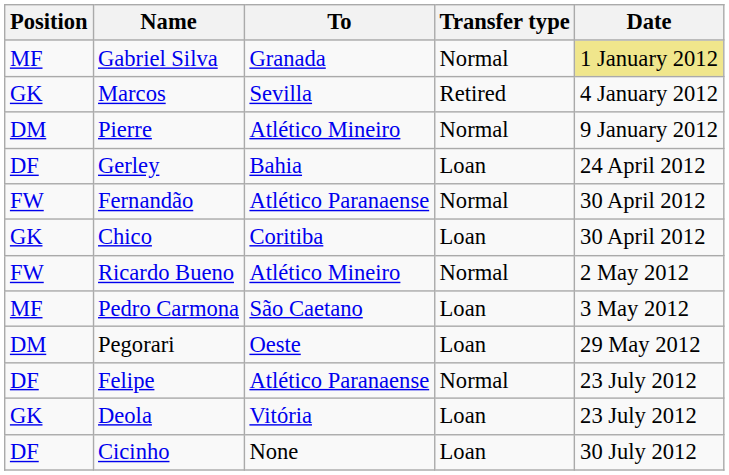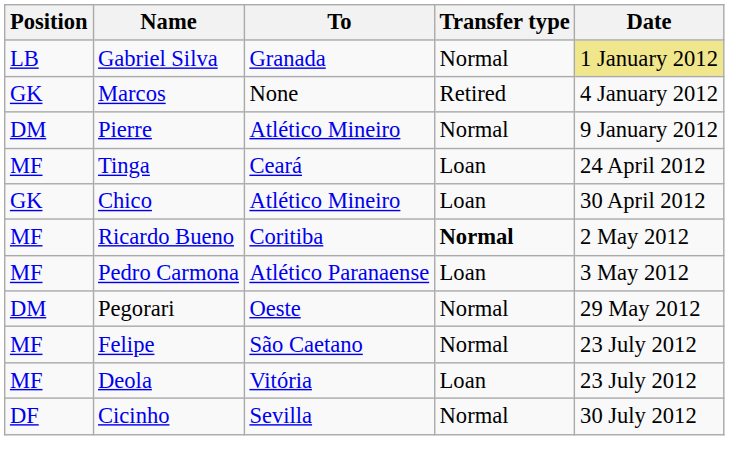(26, 58) MF -> (24, 58) LB
(281, 93) Sevilla -> (274, 93) None
- row: (129, 165)
+ row: (124, 165)
- row: (146, 201)
(286, 237) Coritiba -> (325, 201) Atlético Mineiro
(27, 272) FW -> (26, 237) MF
(325, 272) Atlético Mineiro -> (286, 237) Coritiba
(474, 272) normal -> (477, 237) bold
(306, 308) São Caetano -> (339, 272) Atlético Paranaense
(463, 344) Loan -> (474, 308) Normal
(24, 380) DF -> (26, 344) MF
(339, 380) Atlético Paranaense -> (306, 344) São Caetano
(26, 415) GK -> (26, 380) MF
(274, 451) None -> (281, 415) Sevilla
(463, 451) Loan -> (474, 415) Normal
